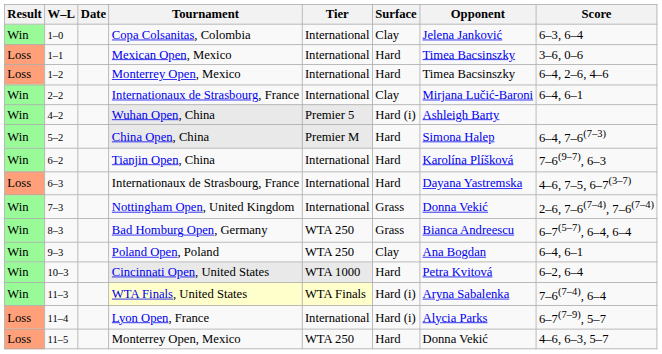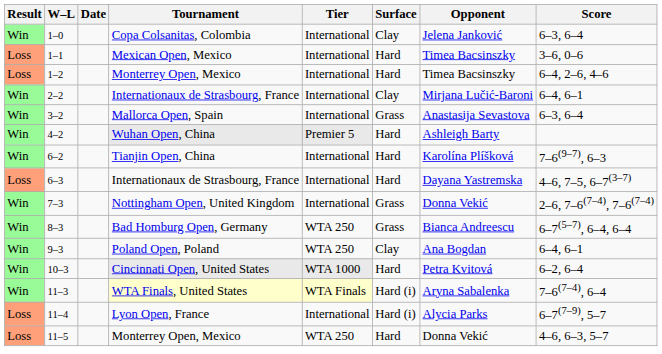+ row: (55, 115)
(395, 114) Hard (i) -> (388, 134) Hard
- row: (55, 137)
